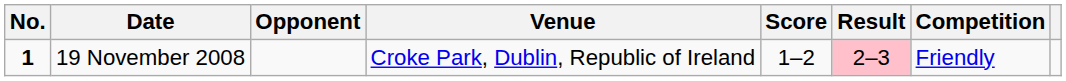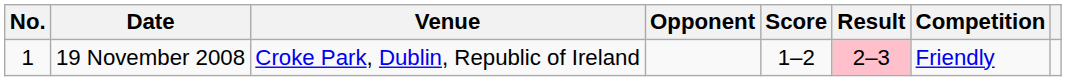columns swapped: (563, 22) <-> (308, 22)
(28, 57) bold -> (28, 57) normal
